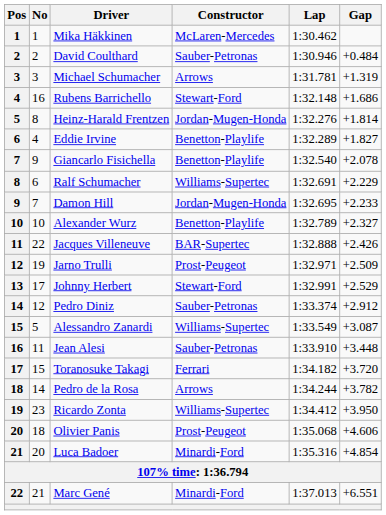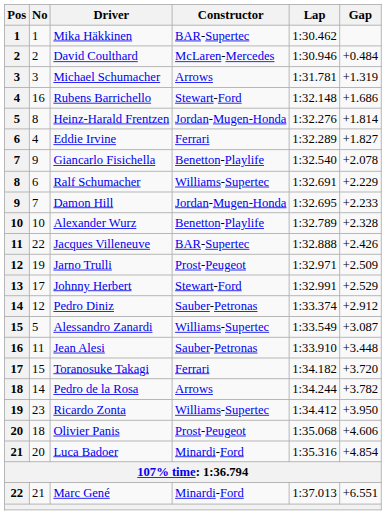(225, 35) McLaren-Mercedes -> (212, 35) BAR-Supertec
(216, 56) Sauber-Petronas -> (225, 56) McLaren-Mercedes
(220, 139) Benetton-Playlife -> (192, 139) Ferrari
(360, 223) +2.327 -> (360, 223) +2.328
